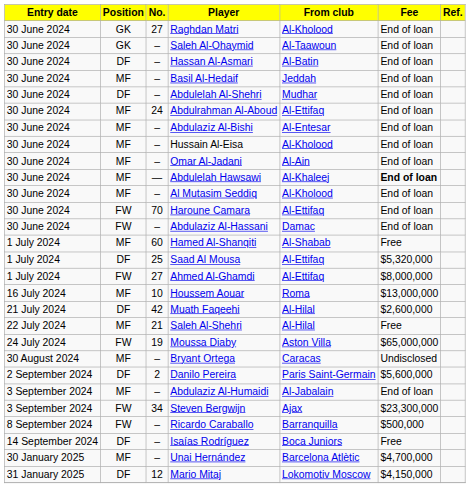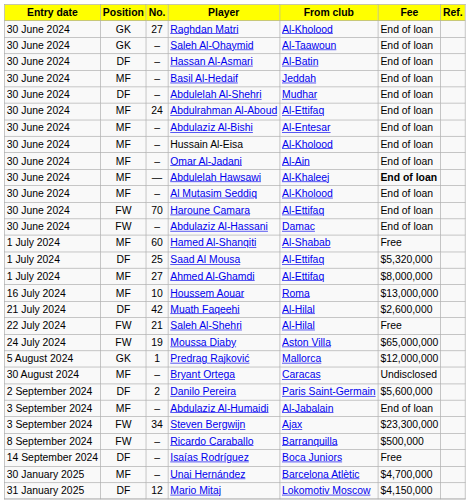(123, 276) FW -> (123, 276) MF
(123, 326) MF -> (123, 326) FW
+ row: (210, 359)
